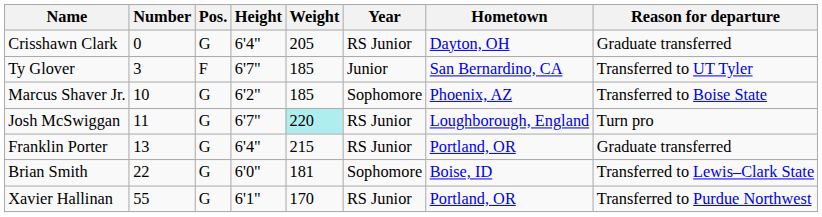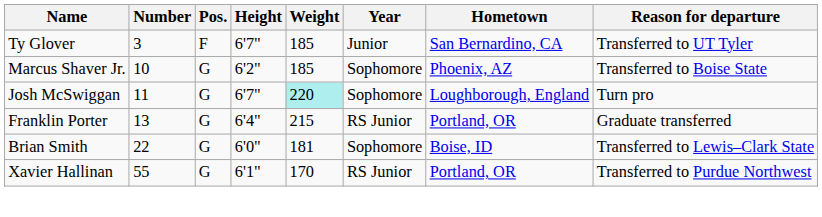- row: (63, 43)
(379, 120) RS Junior -> (385, 95) Sophomore
